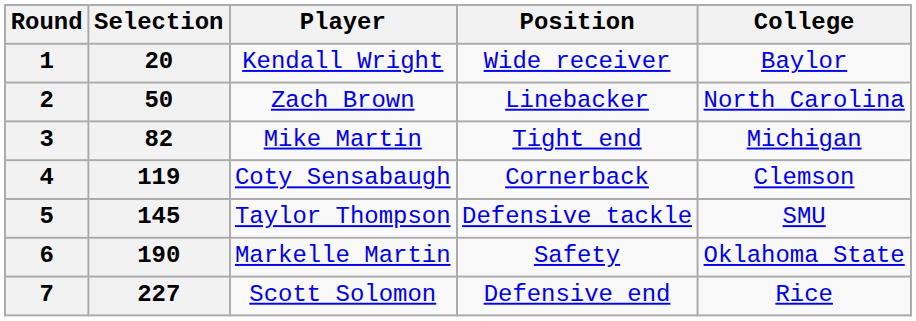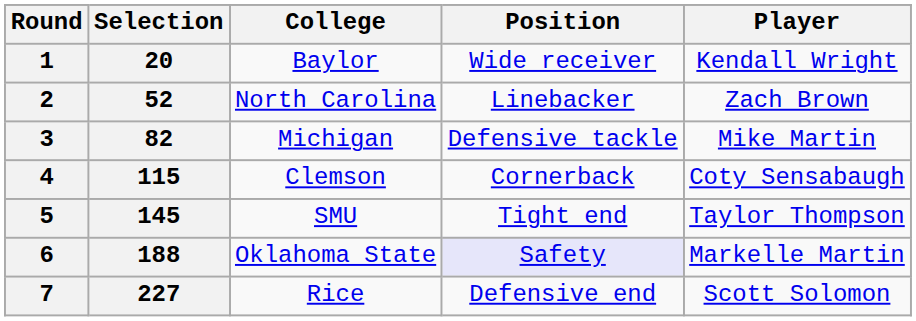columns swapped: (343, 25) <-> (804, 25)
(159, 102) 50 -> (159, 102) 52
(577, 141) Tight end -> (563, 141) Defensive tackle
(159, 179) 119 -> (159, 179) 115
(577, 218) Defensive tackle -> (563, 218) Tight end
(159, 257) 190 -> (159, 257) 188
(577, 257) no background -> (563, 257) lavender background
